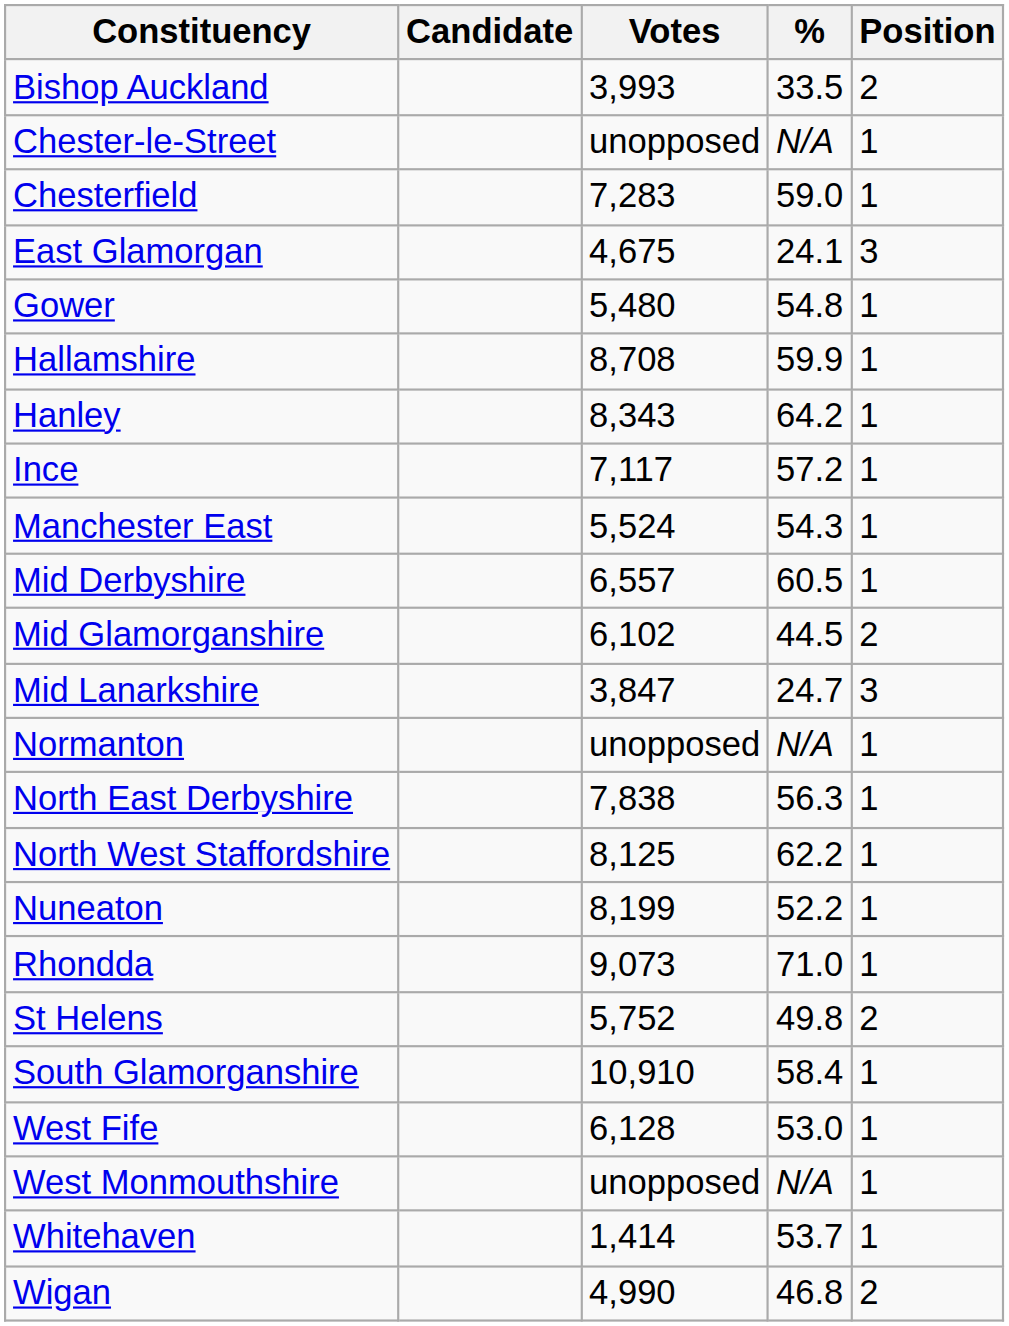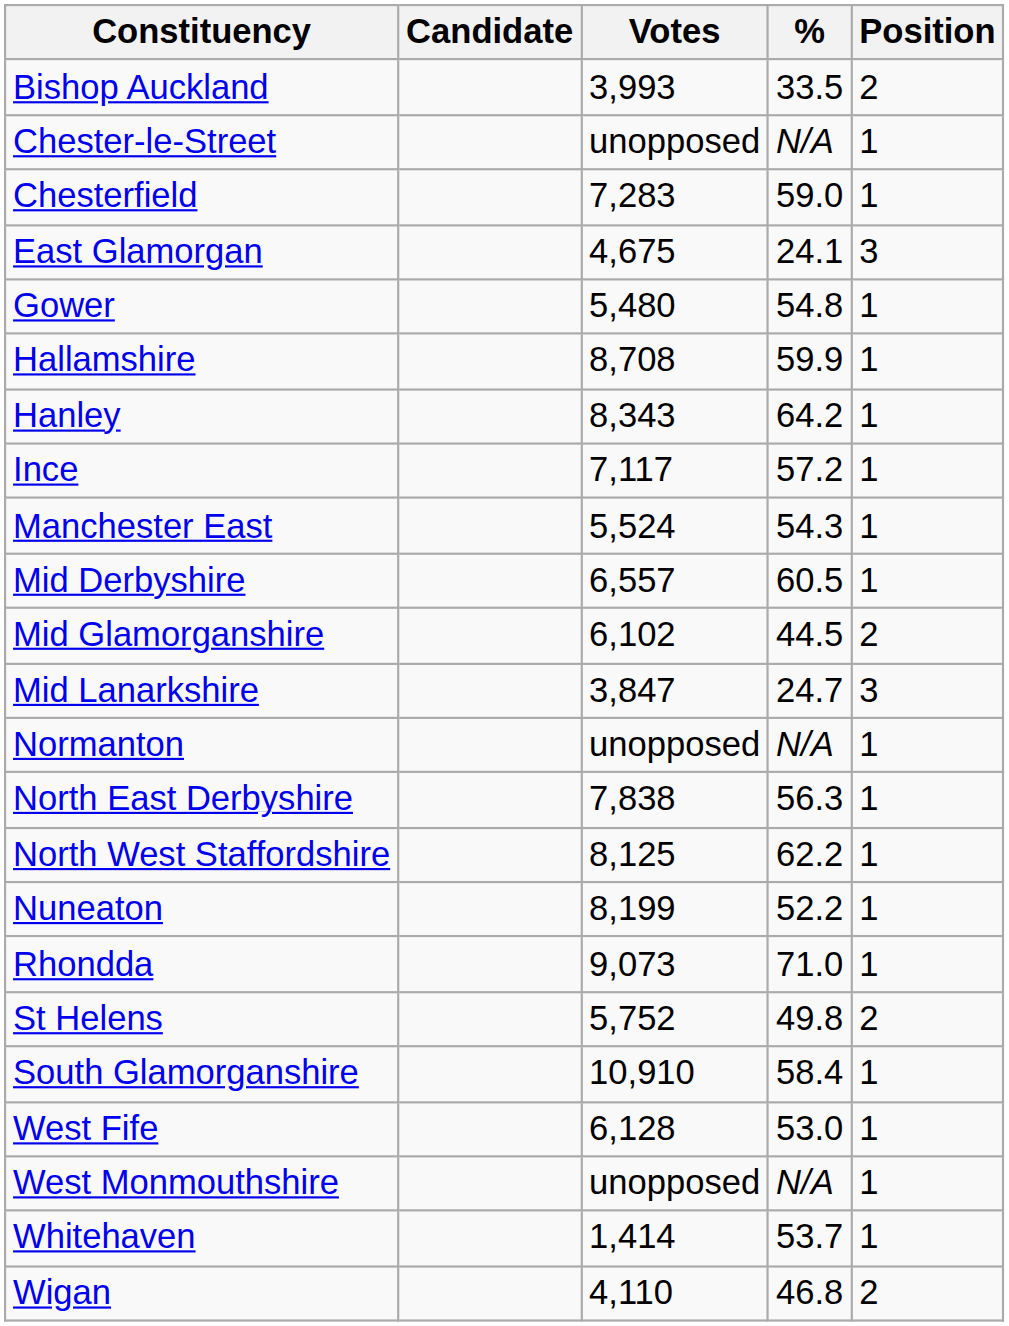(632, 1292) 4,990 -> (631, 1292) 4,110
